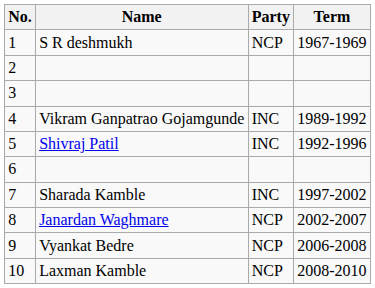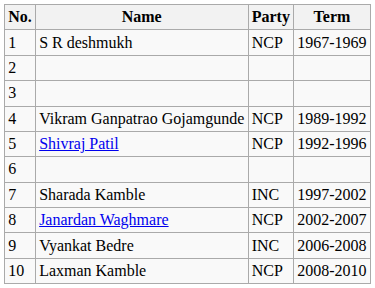(265, 118) INC -> (267, 118) NCP
(265, 144) INC -> (267, 144) NCP
(267, 245) NCP -> (265, 245) INC
